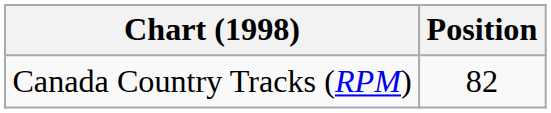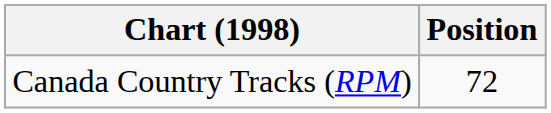(482, 81) 82 -> (482, 81) 72
